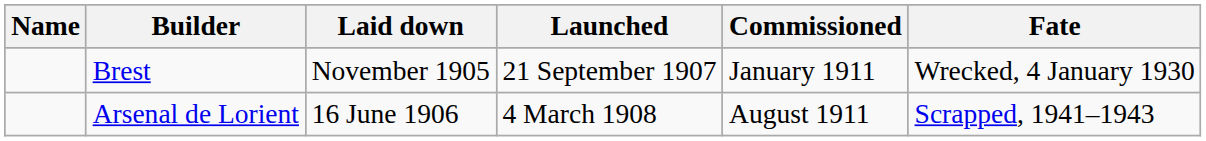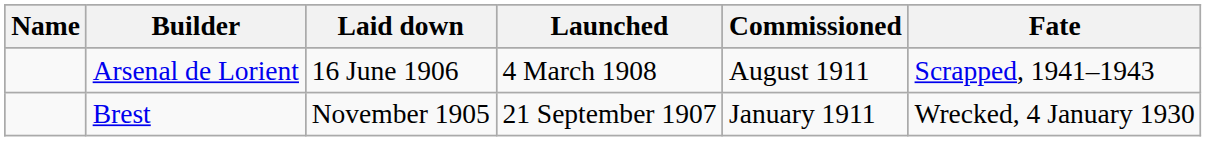rows swapped: (122, 69) <-> (196, 113)
